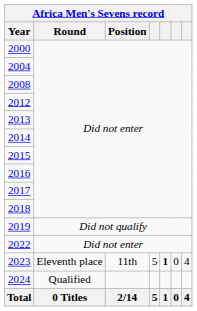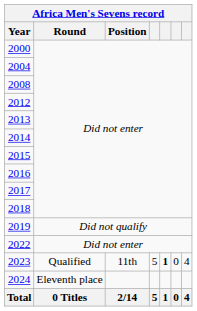(70, 262) Eleventh place -> (70, 262) Qualified
(70, 279) Qualified -> (70, 279) Eleventh place
